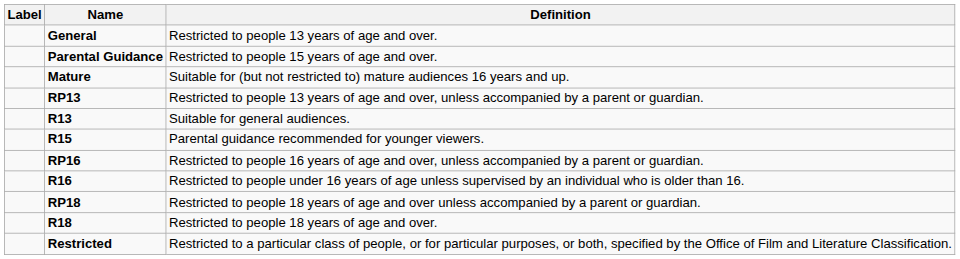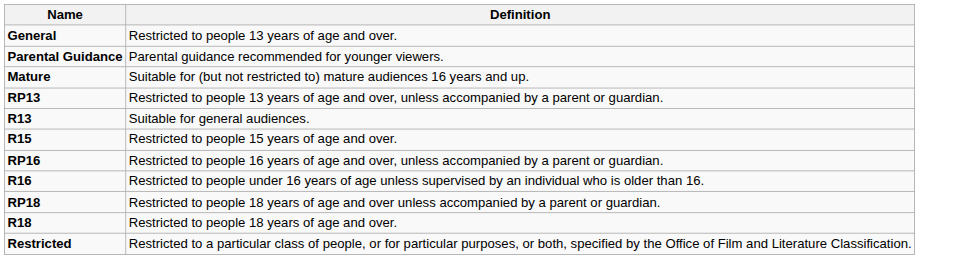- column: (25, 14)
(303, 56) Restricted to people 15 years of age and over. -> (286, 56) Parental guidance recommended for younger viewers.
(327, 139) Parental guidance recommended for younger viewers. -> (263, 139) Restricted to people 15 years of age and over.
